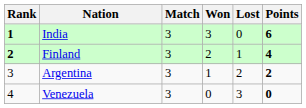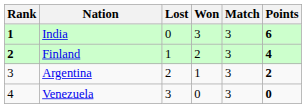columns swapped: (182, 14) <-> (248, 14)
